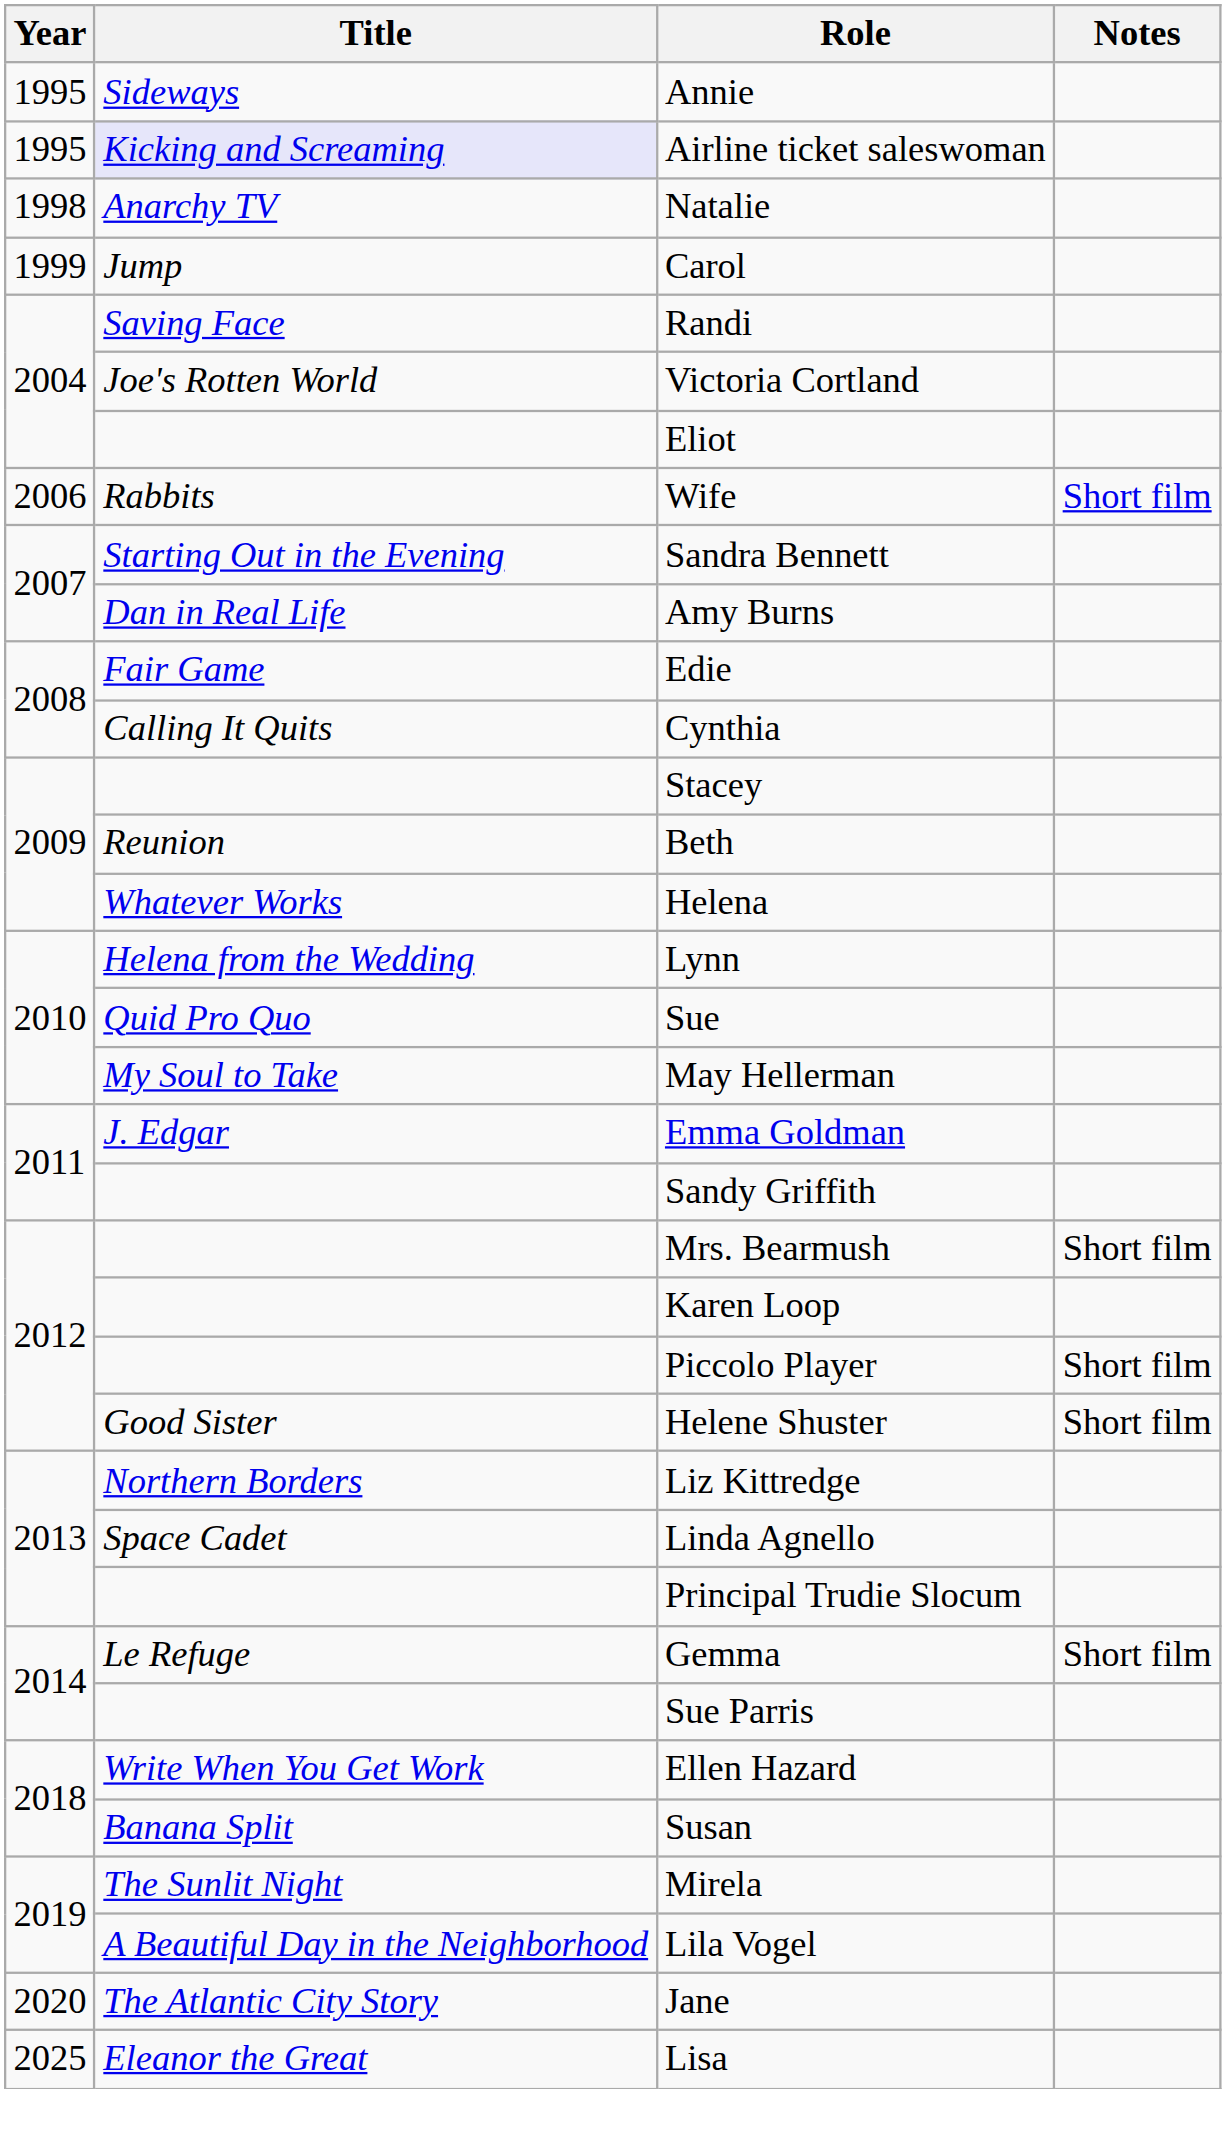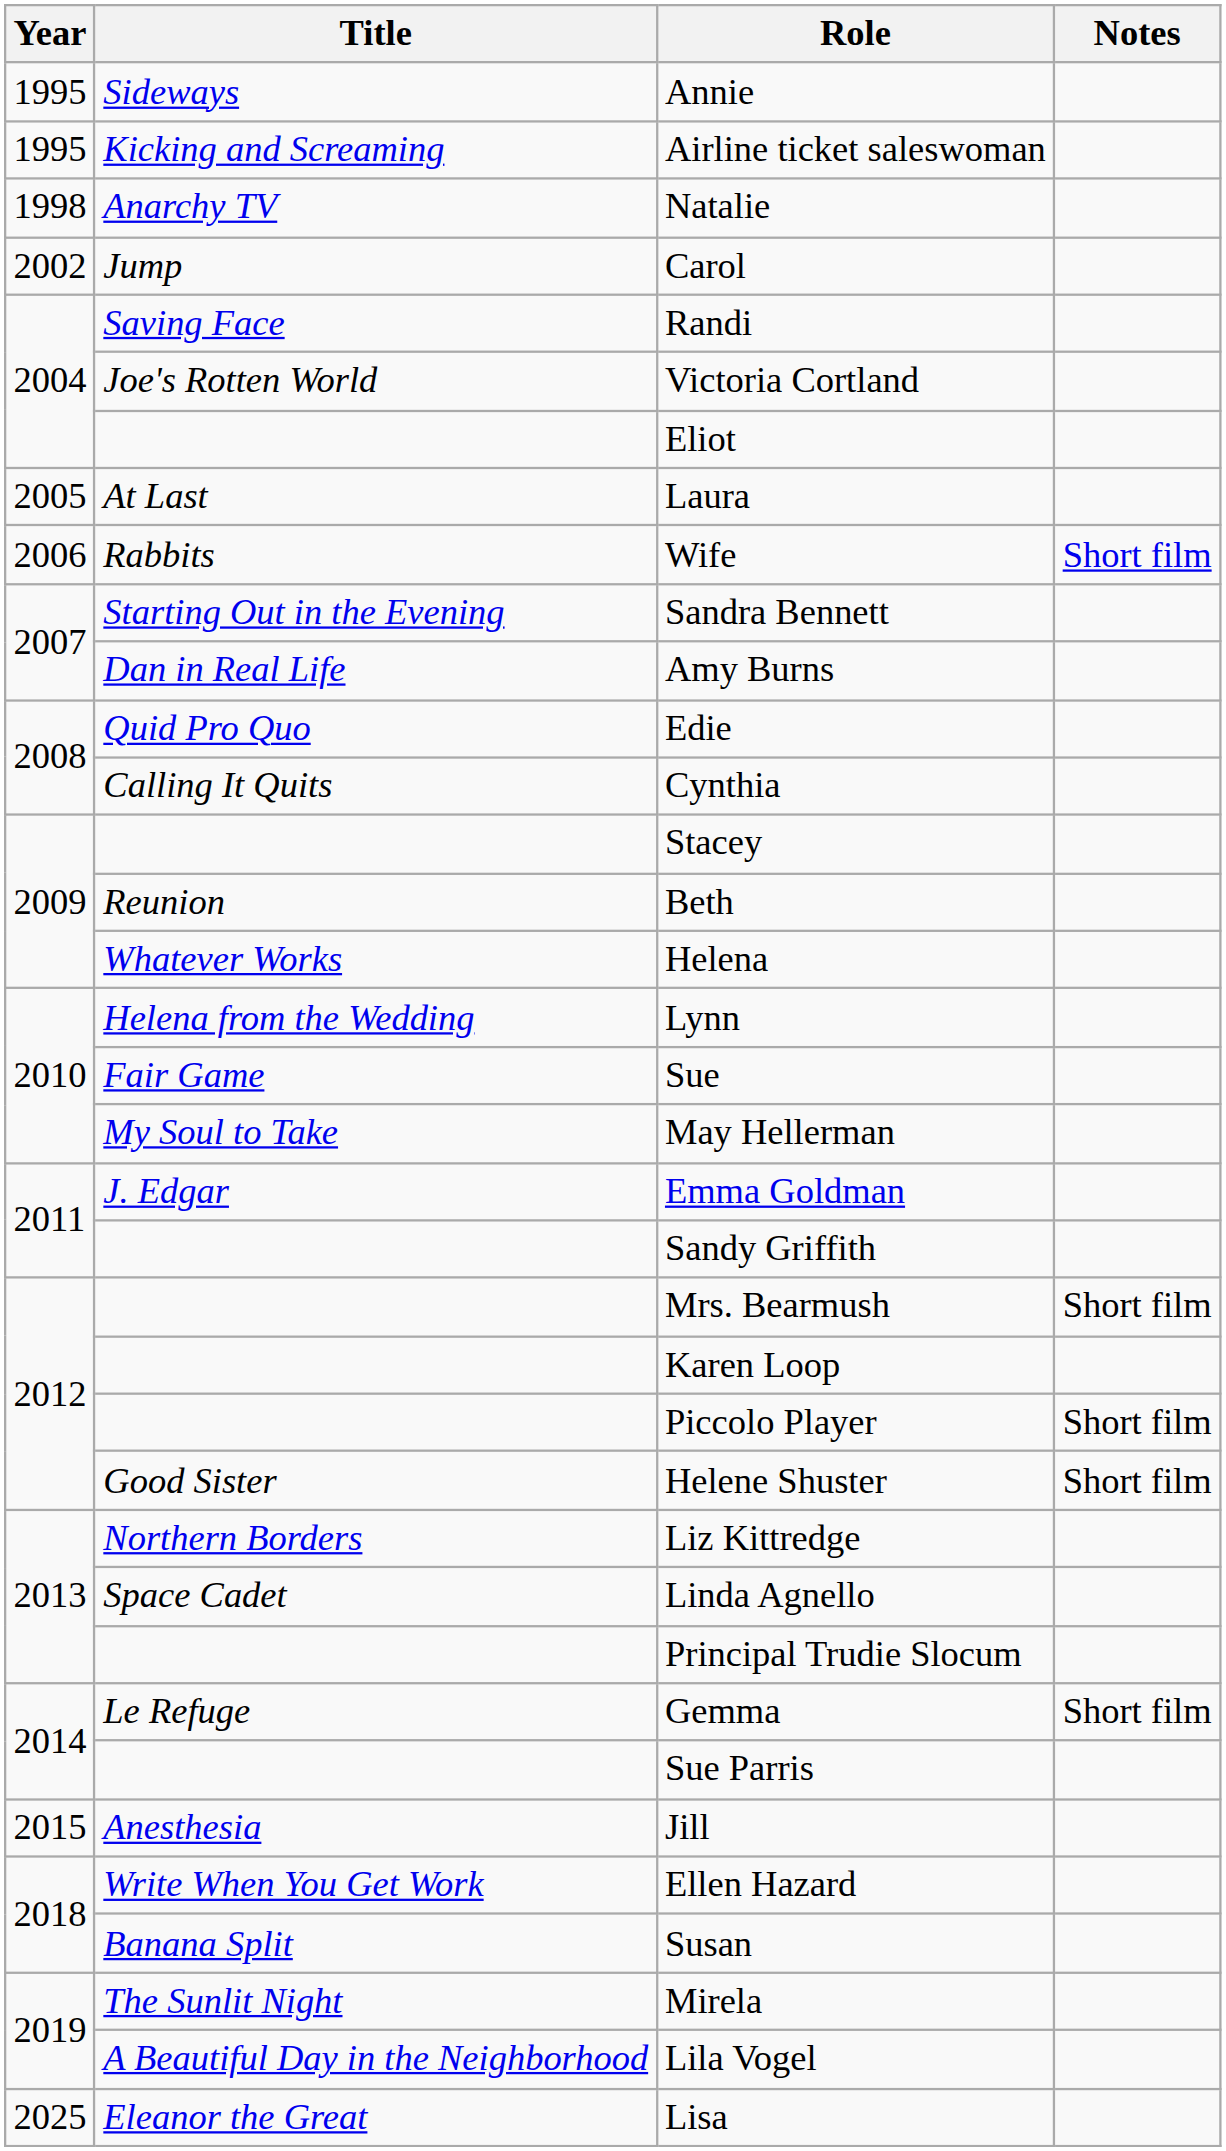(274, 149) lavender background -> (274, 149) no background
(50, 264) 1999 -> (50, 264) 2002
+ row: (707, 496)
(184, 669) Fair Game -> (207, 727) Quid Pro Quo
(207, 1016) Quid Pro Quo -> (184, 1074) Fair Game
+ row: (687, 1826)
- row: (697, 2000)
